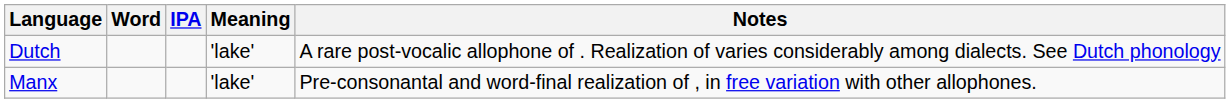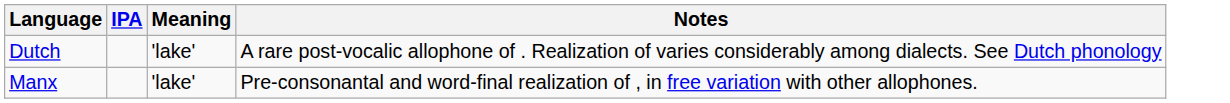- column: (136, 20)
